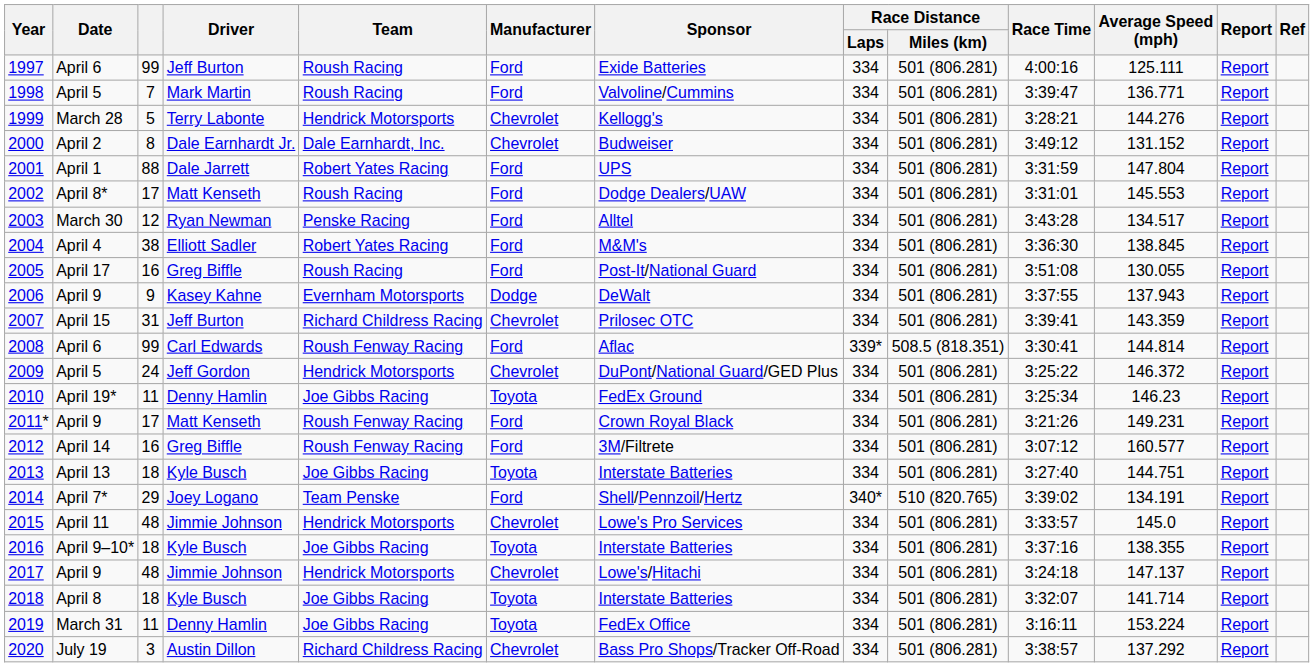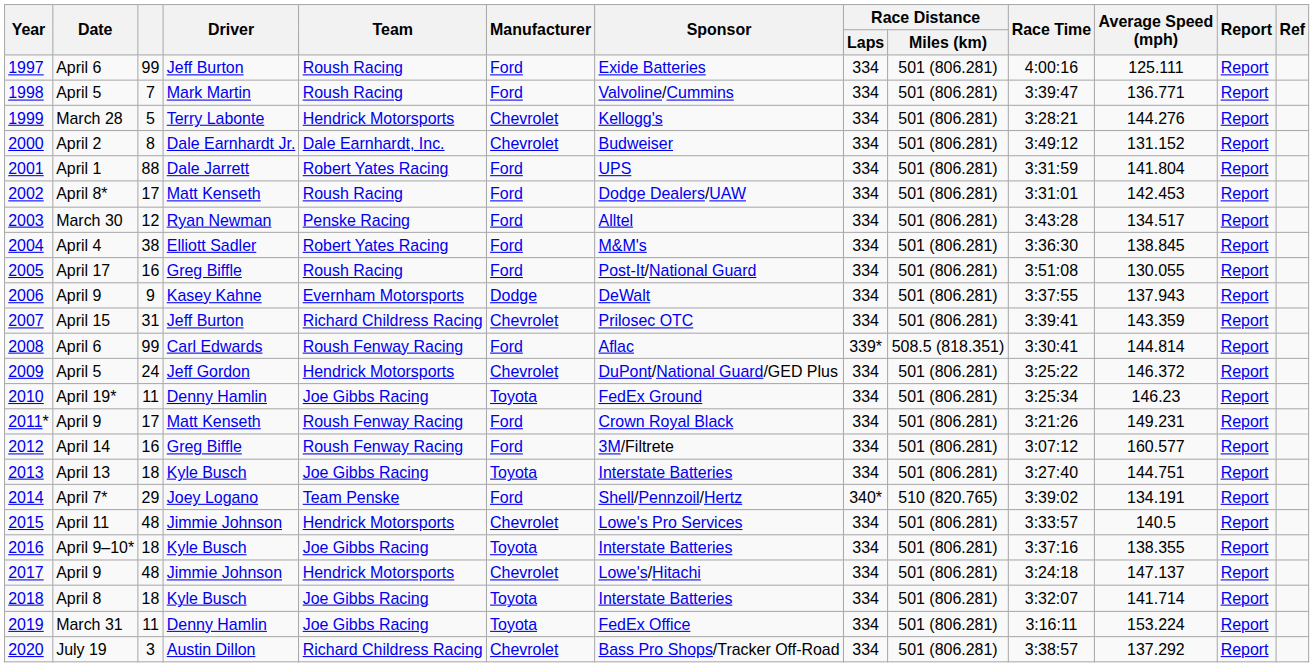(1156, 169) 147.804 -> (1156, 169) 141.804
(1156, 194) 145.553 -> (1156, 194) 142.453
(1156, 523) 145.0 -> (1156, 523) 140.5
